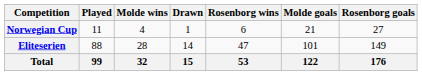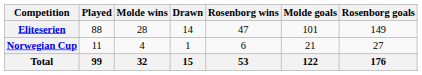rows swapped: (42, 45) <-> (42, 29)
